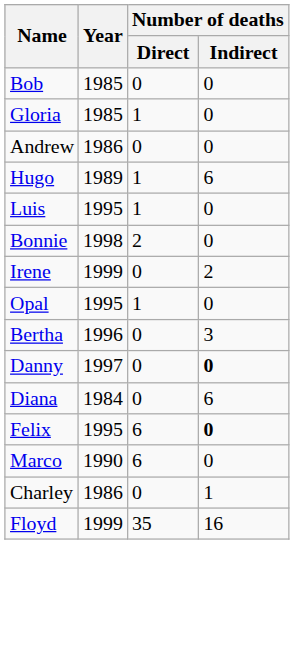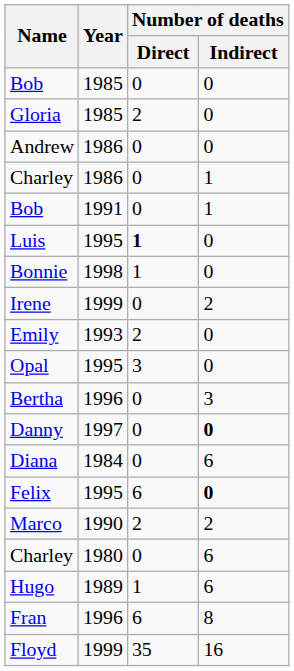(137, 114) 1 -> (137, 114) 2
rows swapped: (41, 492) <-> (32, 177)
+ row: (27, 209)
(137, 209) normal -> (137, 240) bold
(137, 240) 2 -> (137, 271) 1
+ row: (34, 334)
(137, 303) 1 -> (137, 366) 3
(137, 460) 6 -> (137, 523) 2
(208, 460) 0 -> (208, 523) 2
+ row: (41, 555)
+ row: (28, 618)
